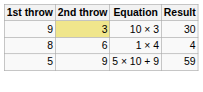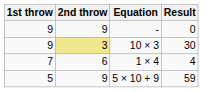+ row: (157, 29)
(50, 45) 8 -> (50, 62) 7
